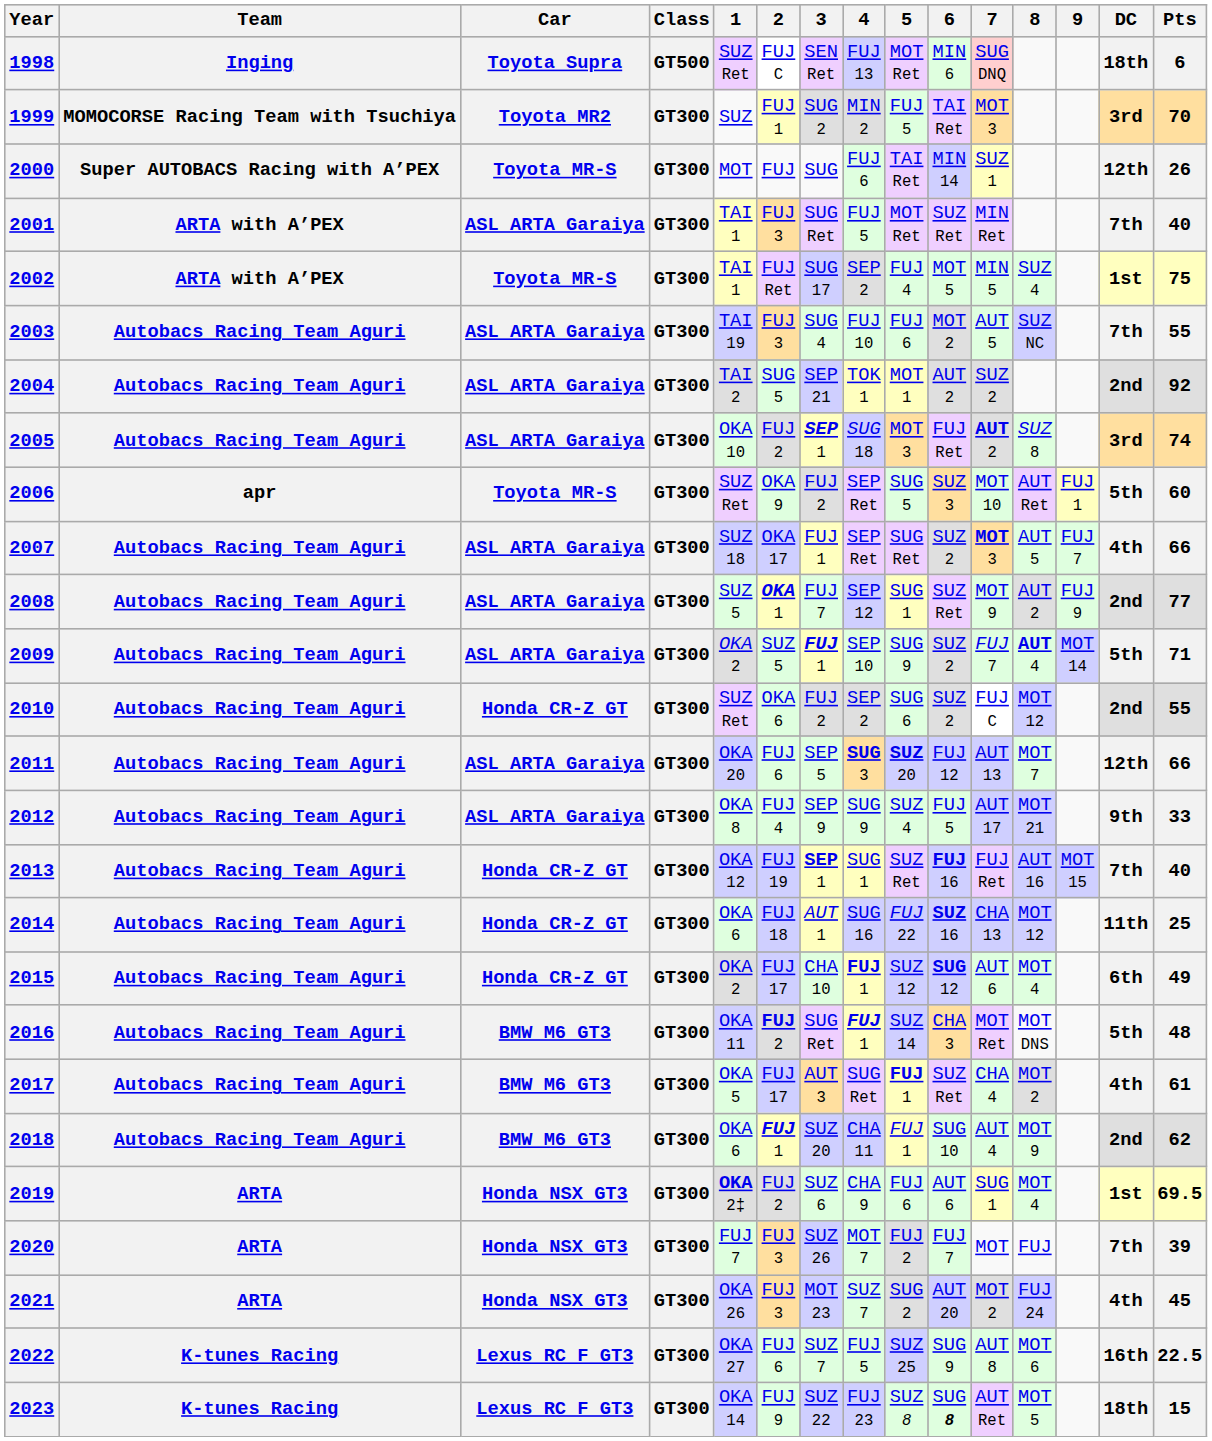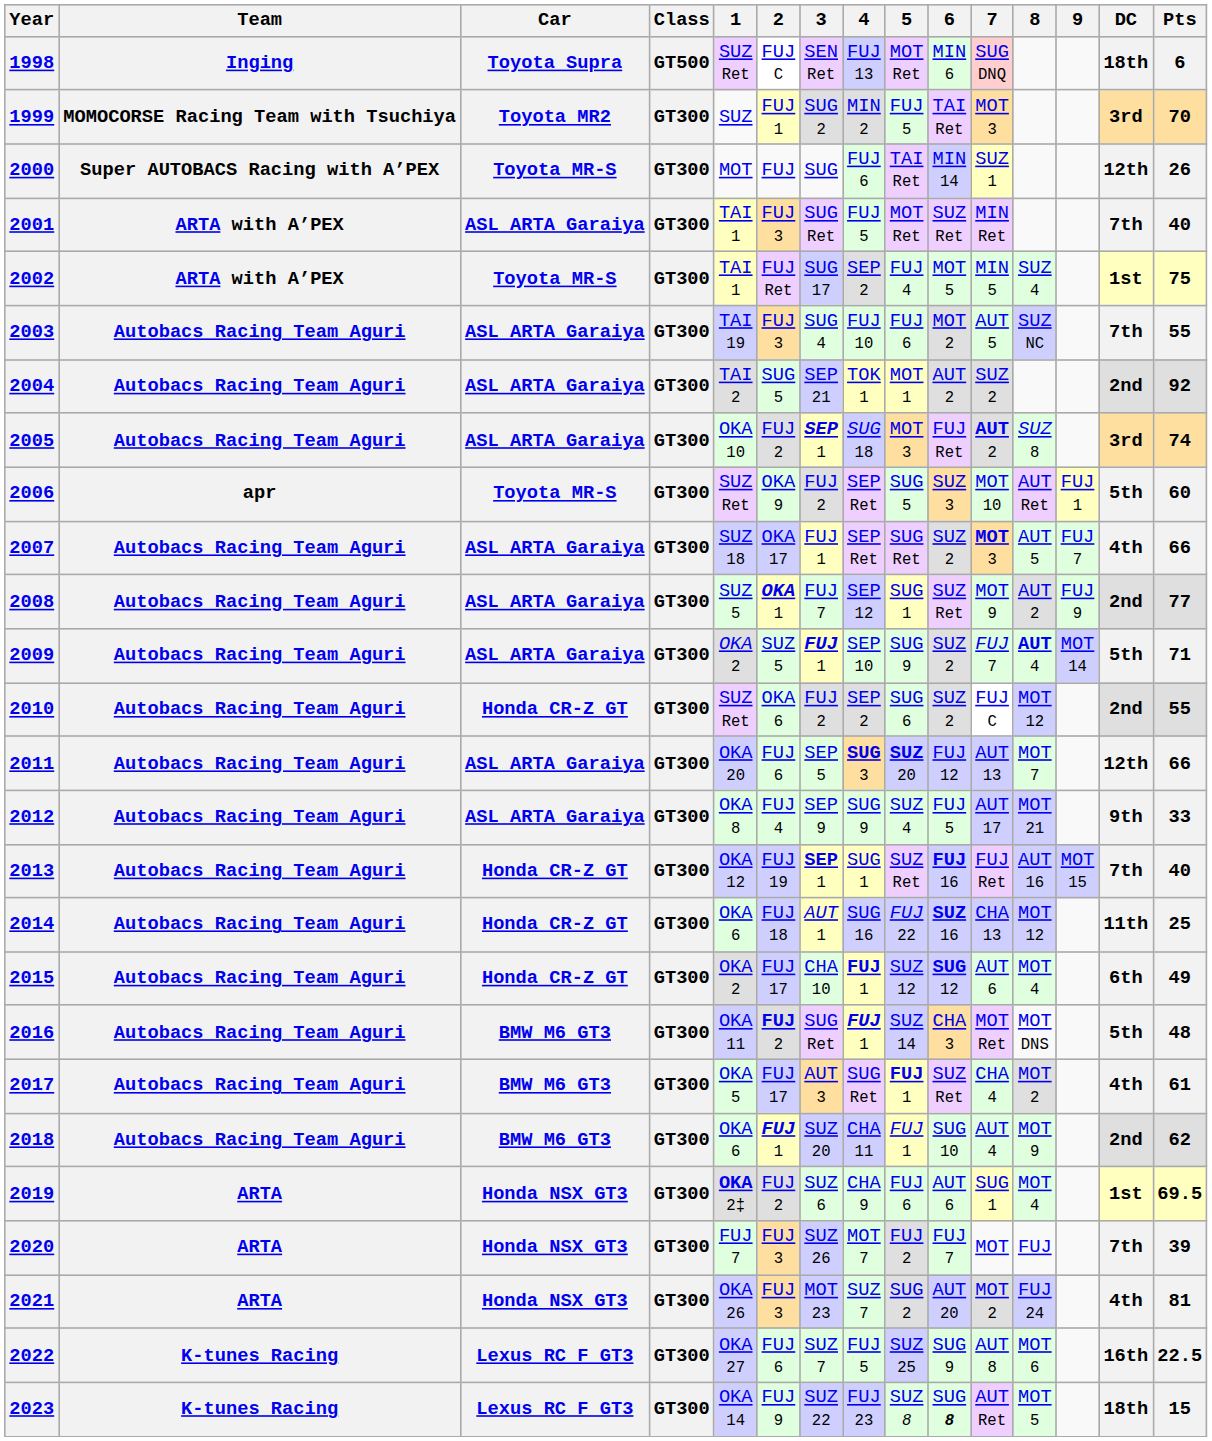(1180, 1301) 45 -> (1180, 1301) 81
